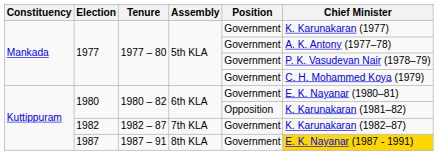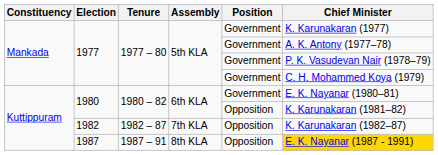(252, 126) Government -> (249, 126) Opposition
(252, 142) Government -> (249, 142) Opposition
